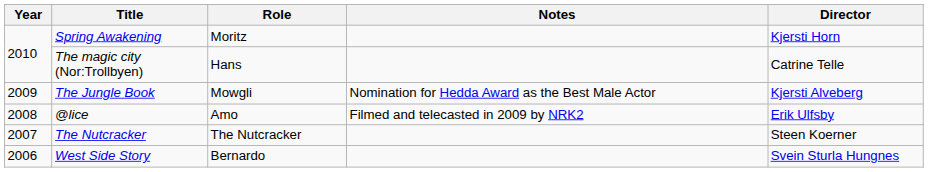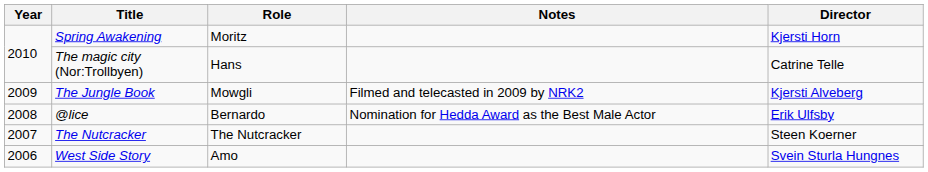(503, 93) Nomination for Hedda Award as the Best Male Actor -> (467, 93) Filmed and telecasted in 2009 by NRK2
(224, 114) Amo -> (238, 114) Bernardo
(467, 114) Filmed and telecasted in 2009 by NRK2 -> (503, 114) Nomination for Hedda Award as the Best Male Actor
(238, 156) Bernardo -> (224, 156) Amo
